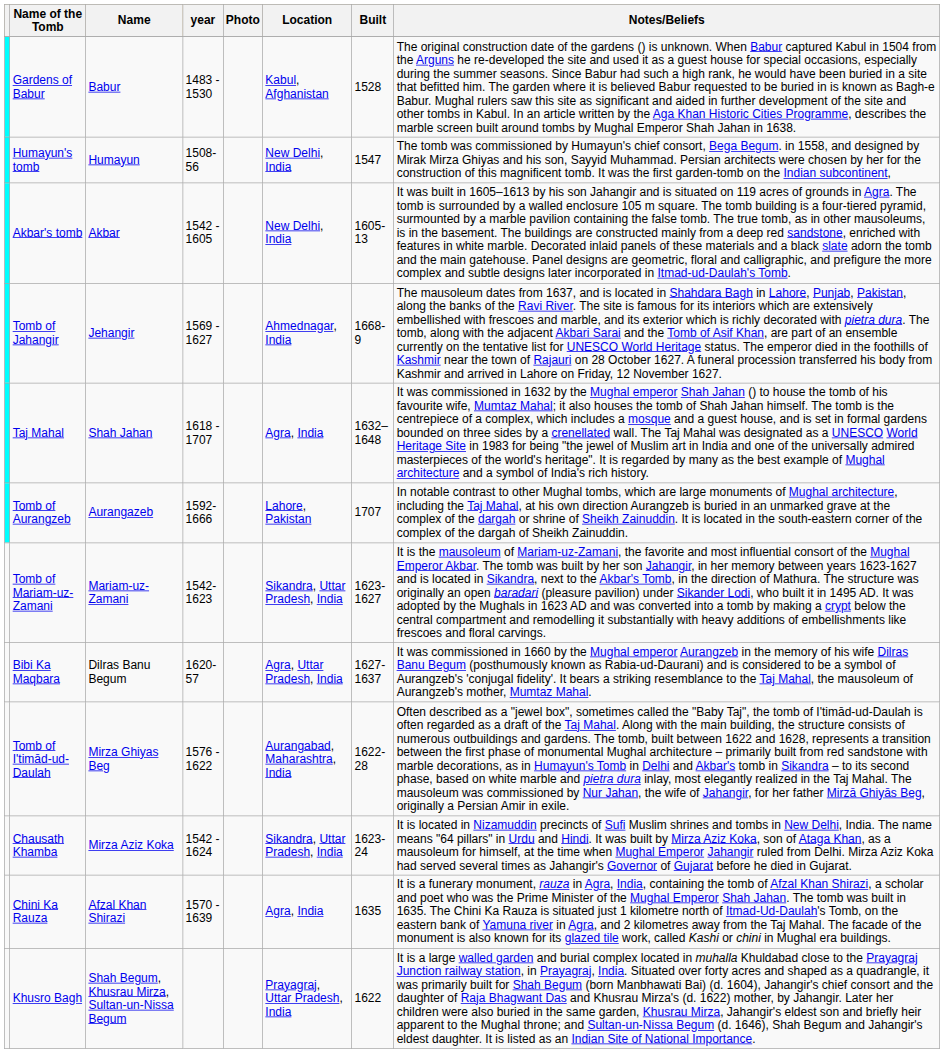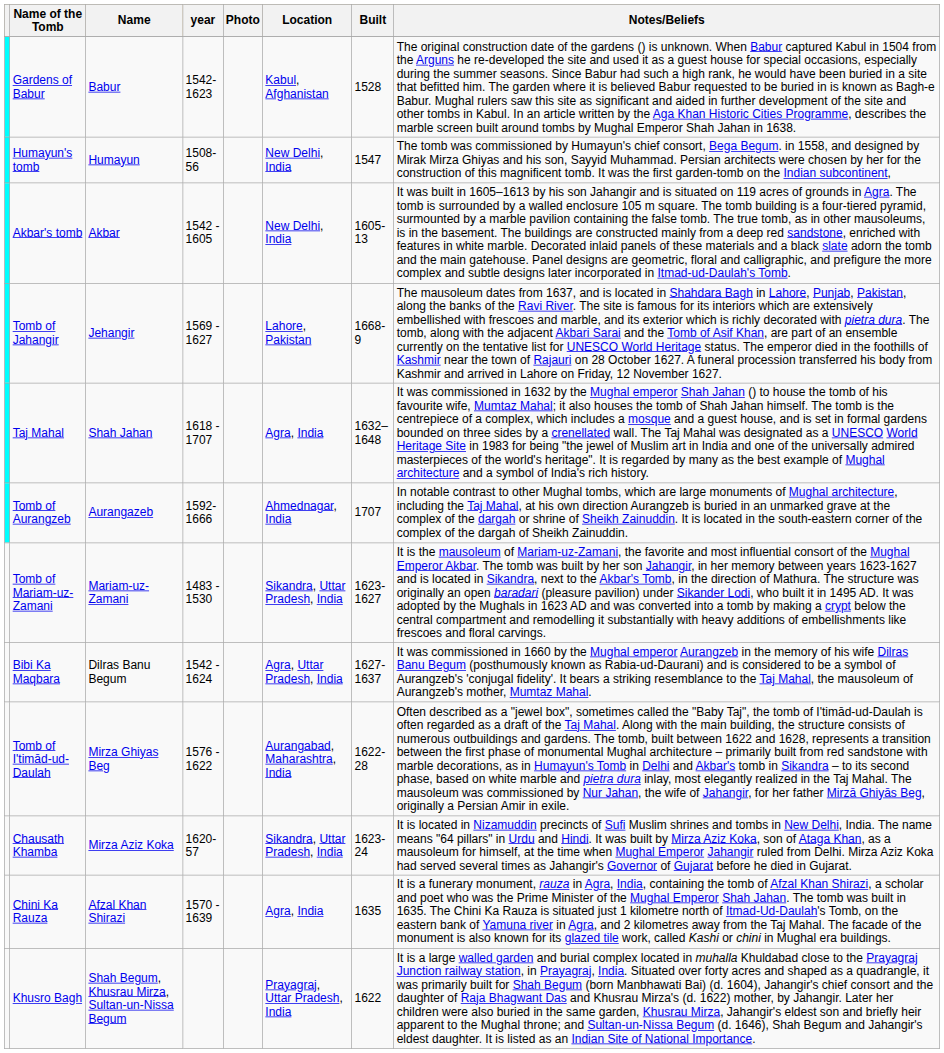(203, 87) 1483 - 1530 -> (201, 87) 1542-1623
(301, 333) Ahmednagar, India -> (288, 333) Lahore, Pakistan
(288, 512) Lahore, Pakistan -> (301, 512) Ahmednagar, India
(201, 592) 1542-1623 -> (203, 592) 1483 - 1530
(201, 672) 1620-57 -> (203, 672) 1542 - 1624
(203, 845) 1542 - 1624 -> (201, 845) 1620-57
